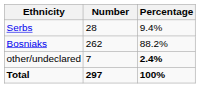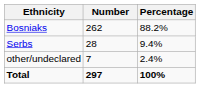rows swapped: (27, 43) <-> (20, 28)
(151, 59) bold -> (151, 59) normal
